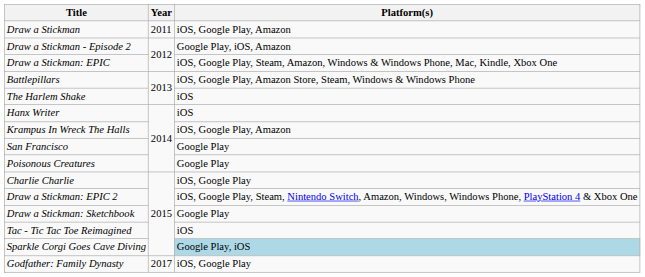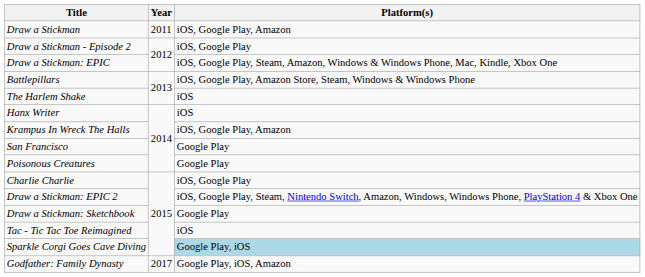(234, 46) Google Play, iOS, Amazon -> (214, 46) iOS, Google Play
(214, 264) iOS, Google Play -> (234, 264) Google Play, iOS, Amazon
